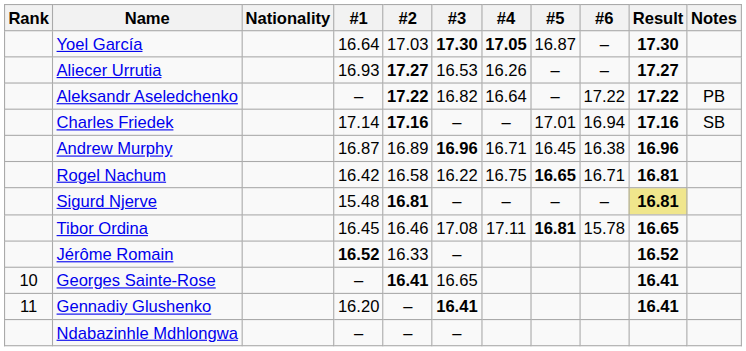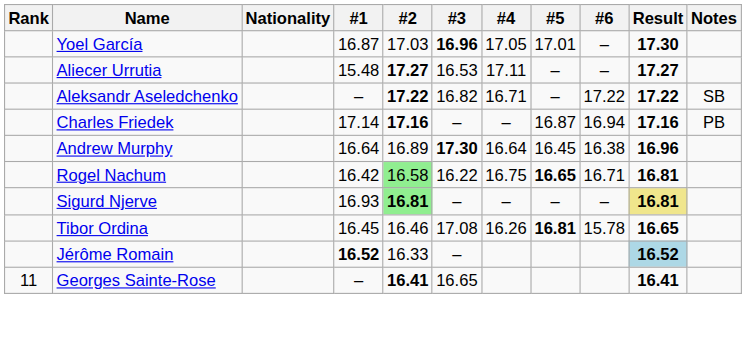(359, 44) 16.64 -> (359, 44) 16.87
(457, 44) 17.30 -> (457, 44) 16.96
(506, 44) bold -> (506, 44) normal
(555, 44) 16.87 -> (555, 44) 17.01
(359, 70) 16.93 -> (359, 70) 15.48
(506, 70) 16.26 -> (506, 70) 17.11
(506, 97) 16.64 -> (506, 97) 16.71
(714, 97) PB -> (714, 97) SB
(555, 123) 17.01 -> (555, 123) 16.87
(714, 123) SB -> (714, 123) PB
(359, 149) 16.87 -> (359, 149) 16.64
(457, 149) 16.96 -> (457, 149) 17.30
(506, 149) 16.71 -> (506, 149) 16.64
(408, 175) no background -> (408, 175) lightgreen background
(359, 201) 15.48 -> (359, 201) 16.93
(408, 201) no background -> (408, 201) lightgreen background
(506, 228) 17.11 -> (506, 228) 16.26
(658, 254) no background -> (658, 254) lightblue background
(29, 280) 10 -> (29, 280) 11
- row: (134, 306)
- row: (147, 333)
